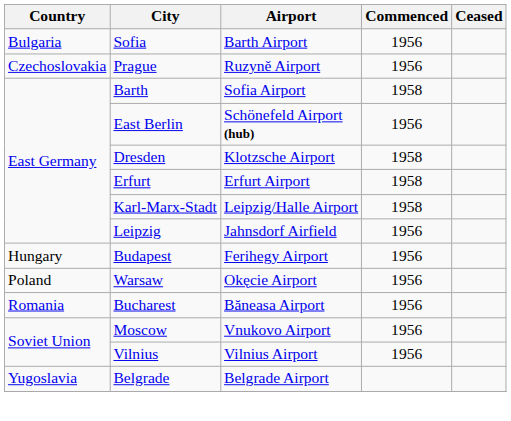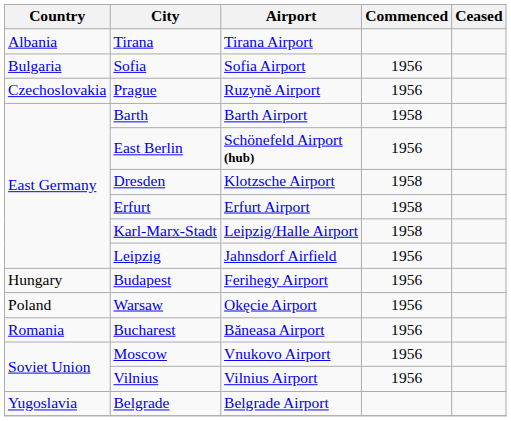+ row: (133, 41)
(266, 41) Barth Airport -> (265, 66) Sofia Airport
(265, 90) Sofia Airport -> (266, 115) Barth Airport
